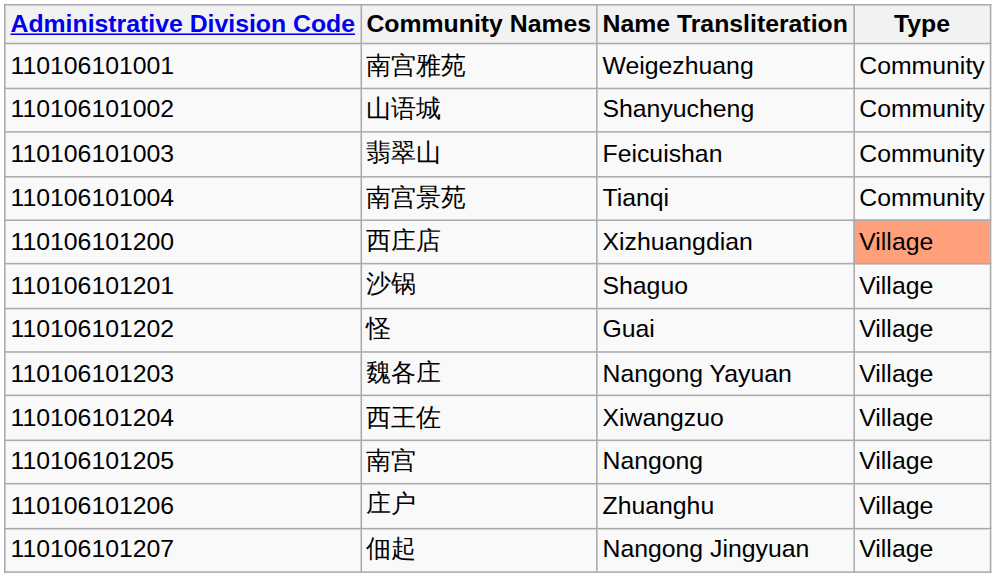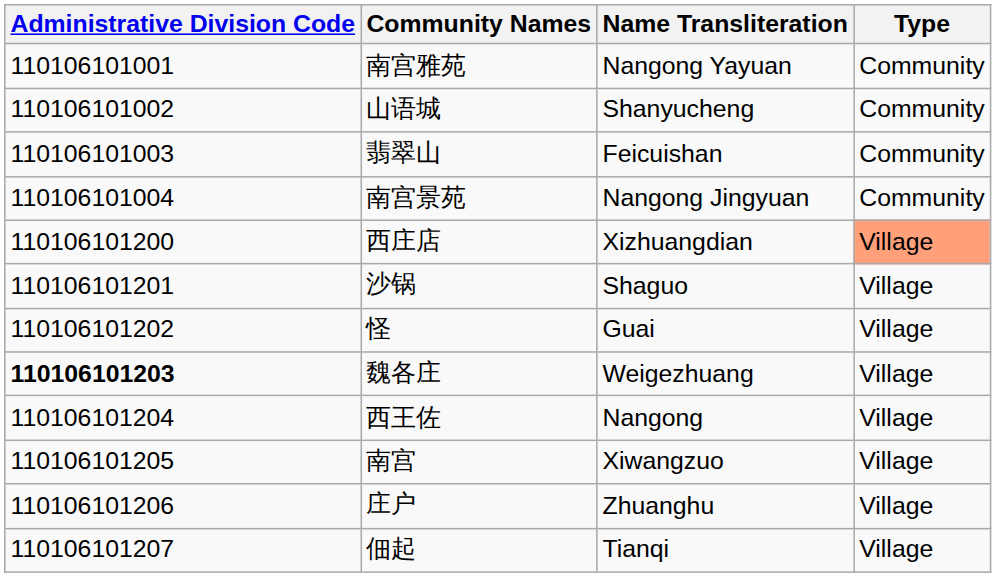(678, 65) Weigezhuang -> (697, 65) Nangong Yayuan
(636, 197) Tianqi -> (706, 197) Nangong Jingyuan
(92, 373) normal -> (93, 373) bold
(697, 373) Nangong Yayuan -> (678, 373) Weigezhuang
(663, 417) Xiwangzuo -> (653, 417) Nangong
(653, 461) Nangong -> (663, 461) Xiwangzuo
(706, 549) Nangong Jingyuan -> (636, 549) Tianqi
